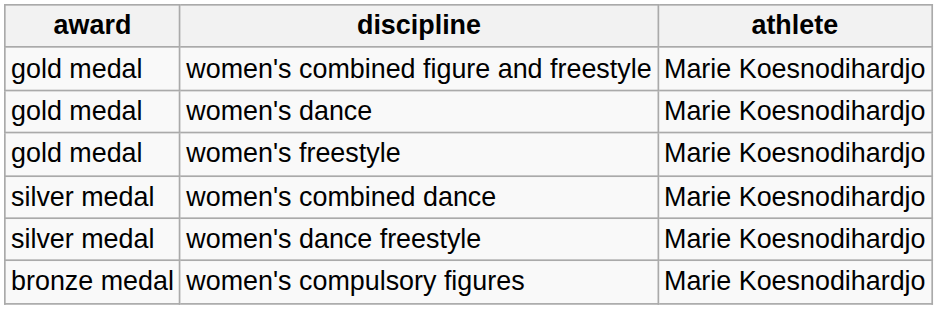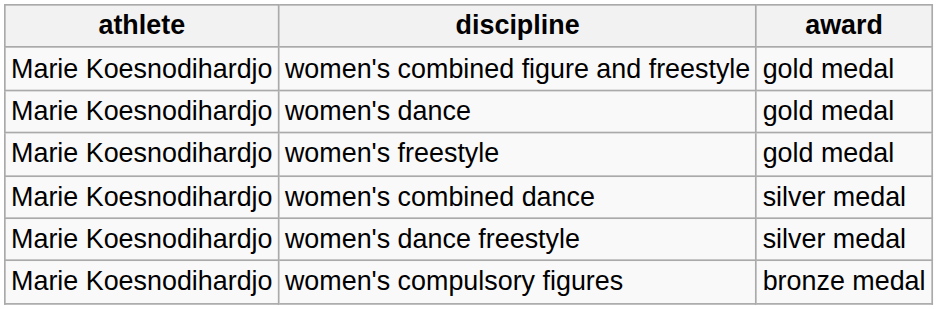columns swapped: (795, 25) <-> (92, 25)
